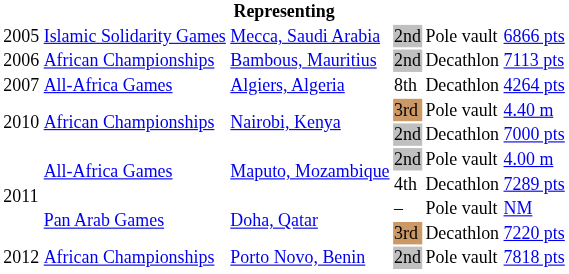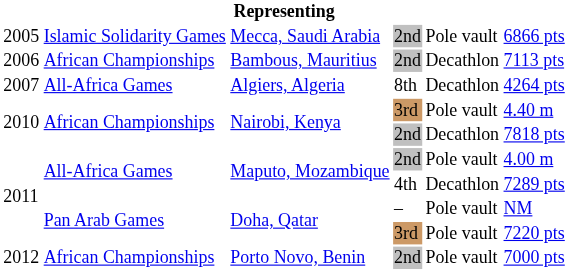(534, 134) 7000 pts -> (534, 134) 7818 pts
(462, 233) Decathlon -> (462, 233) Pole vault
(534, 257) 7818 pts -> (534, 257) 7000 pts
